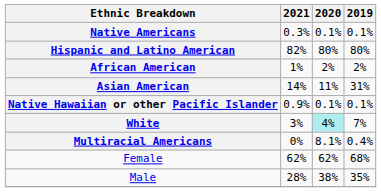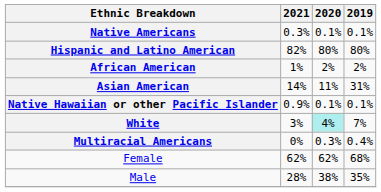(328, 141) 8.1% -> (328, 141) 0.3%
